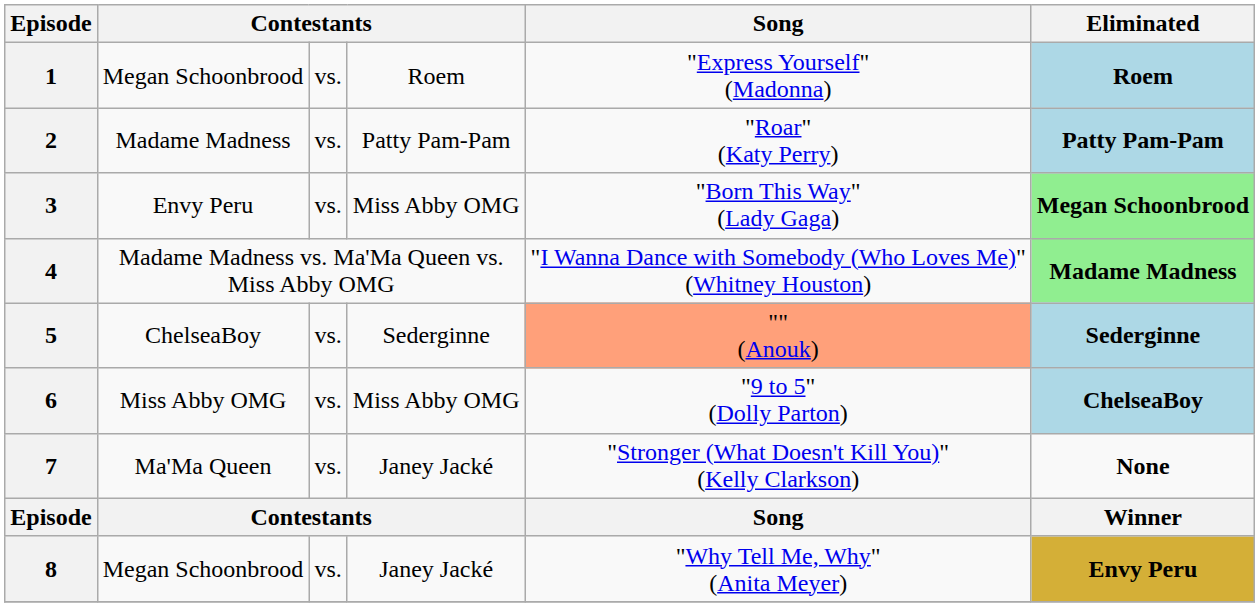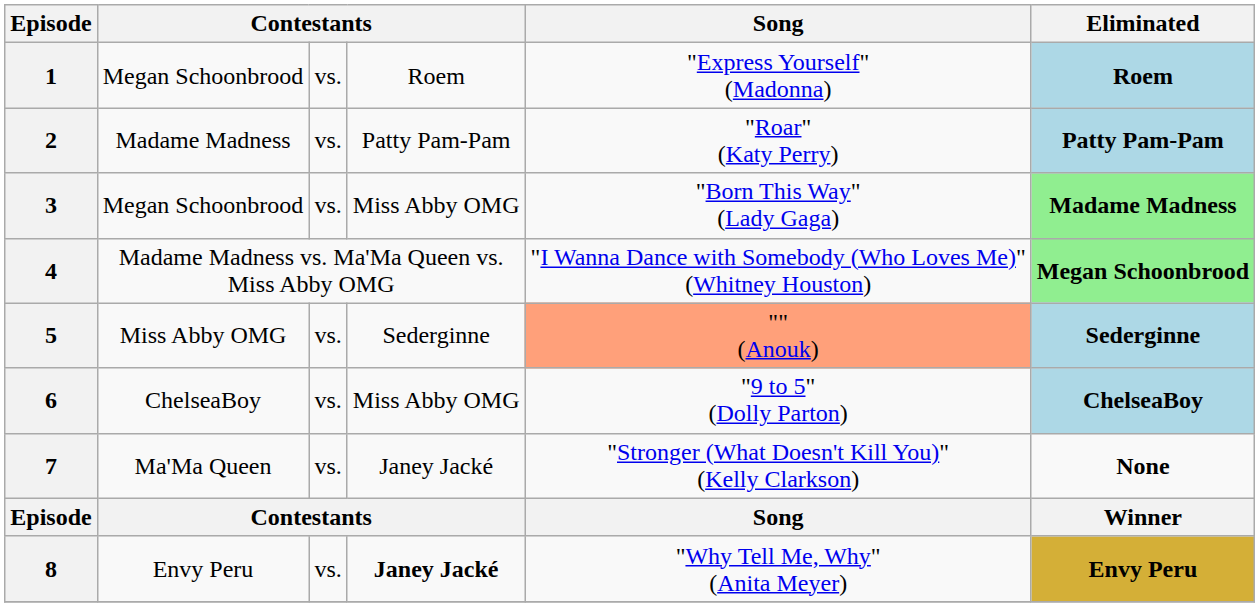(203, 205) Envy Peru -> (203, 205) Megan Schoonbrood
(1143, 205) Megan Schoonbrood -> (1143, 205) Madame Madness
(1143, 270) Madame Madness -> (1143, 270) Megan Schoonbrood
(203, 335) ChelseaBoy -> (203, 335) Miss Abby OMG
(203, 400) Miss Abby OMG -> (203, 400) ChelseaBoy
(203, 568) Megan Schoonbrood -> (203, 568) Envy Peru
(436, 568) normal -> (436, 568) bold
